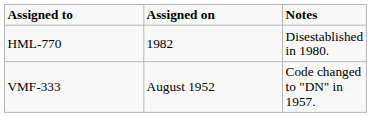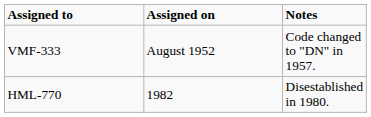rows swapped: (34, 87) <-> (34, 43)
